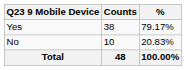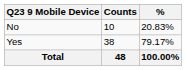rows swapped: (14, 27) <-> (13, 42)
